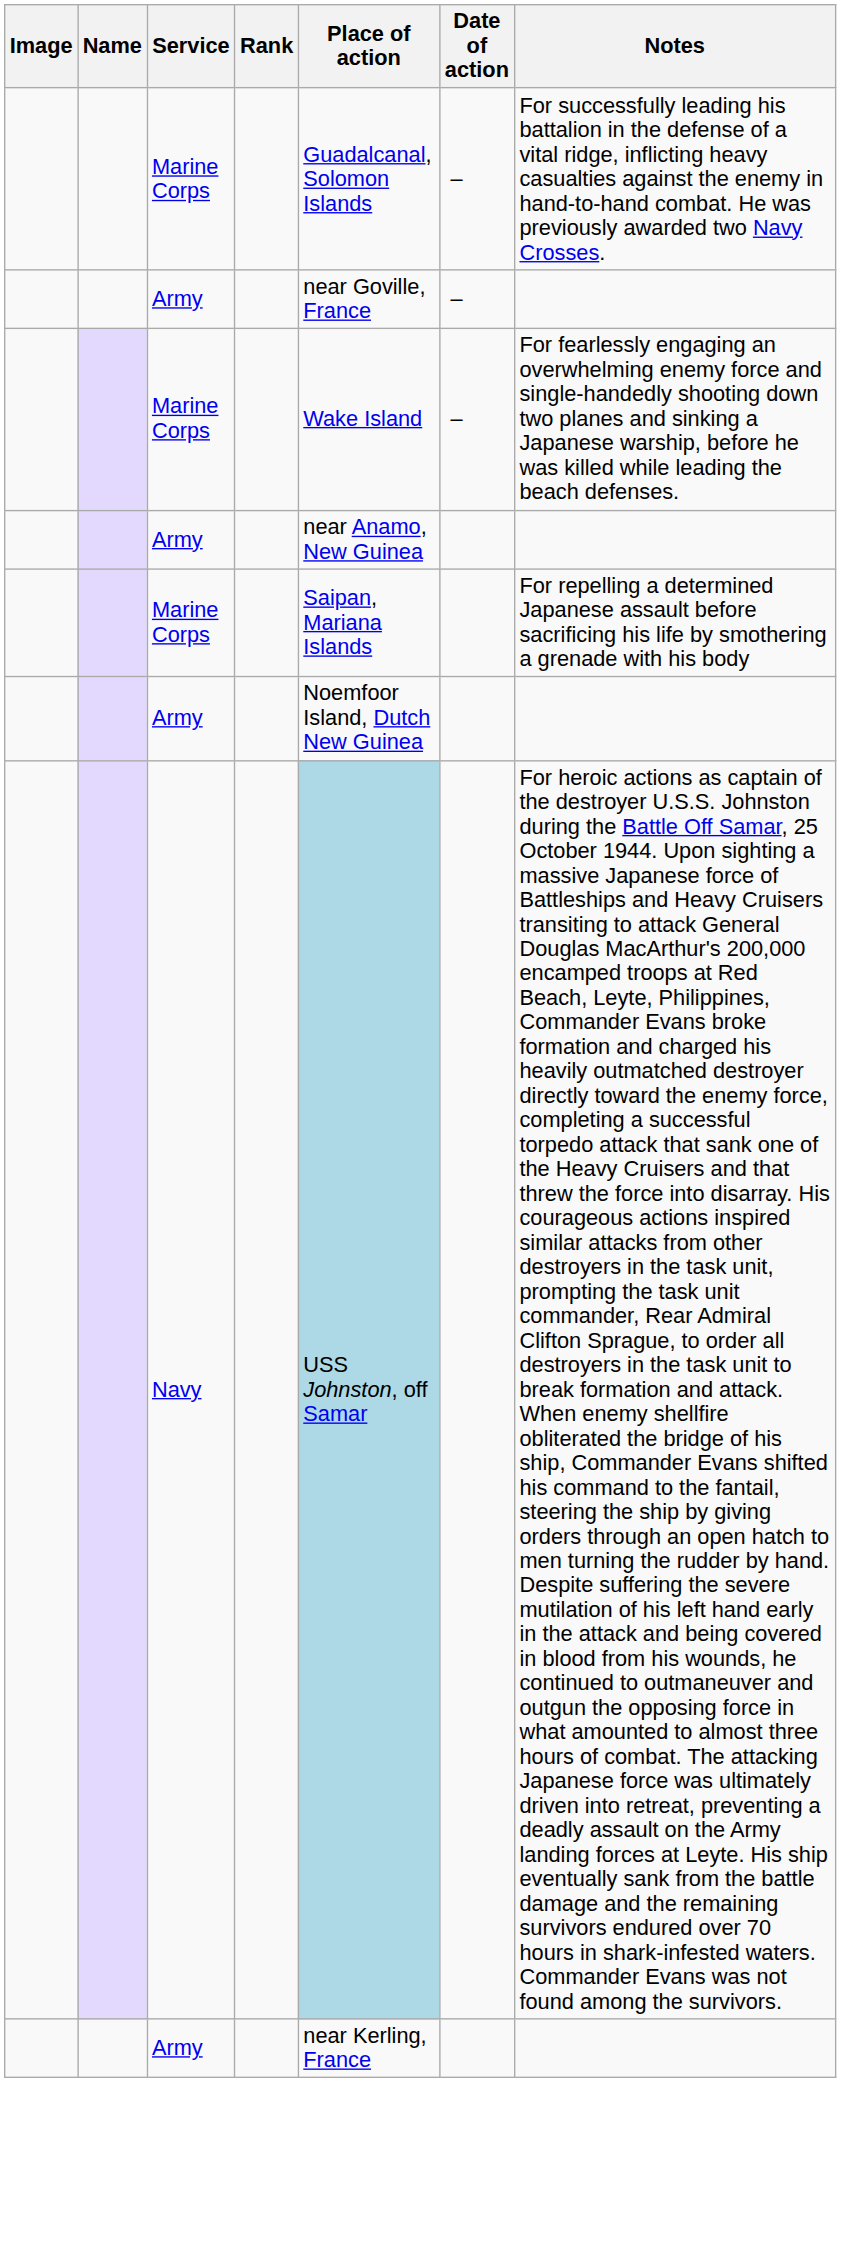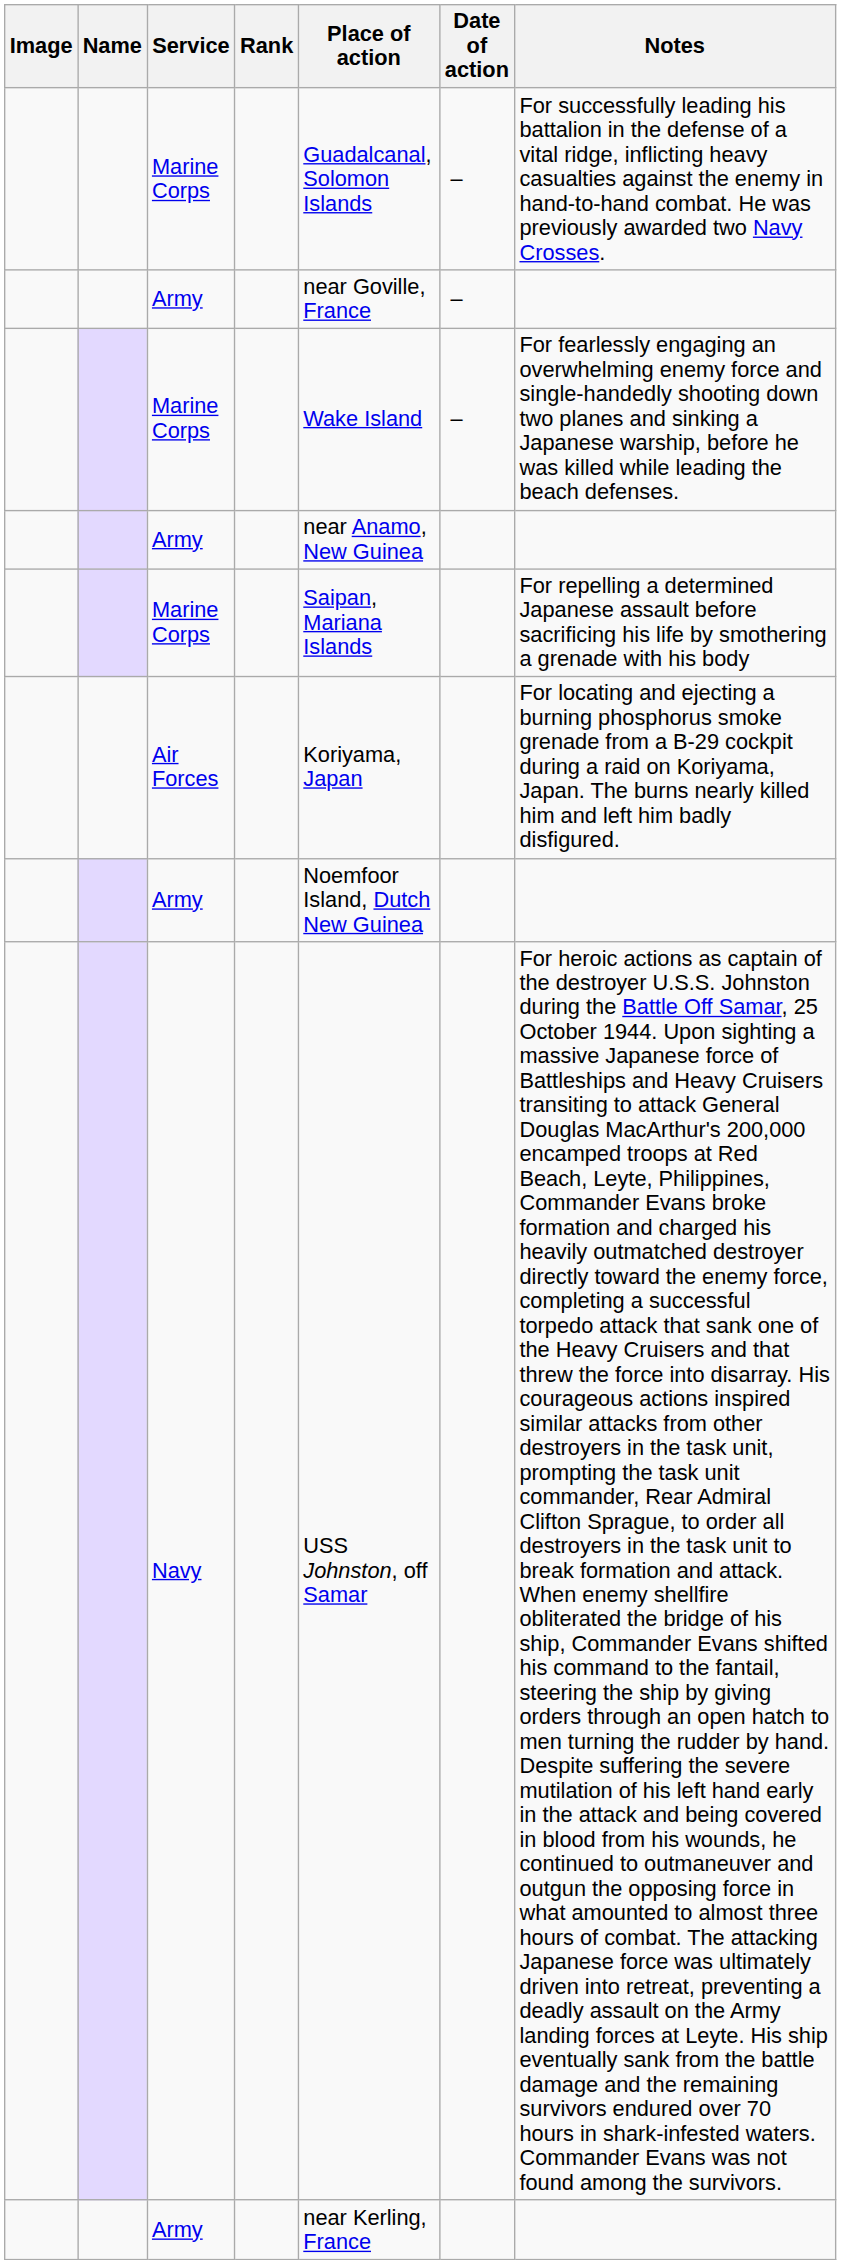+ row: (41, 768)
(365, 1389) lightblue background -> (365, 1570) no background
